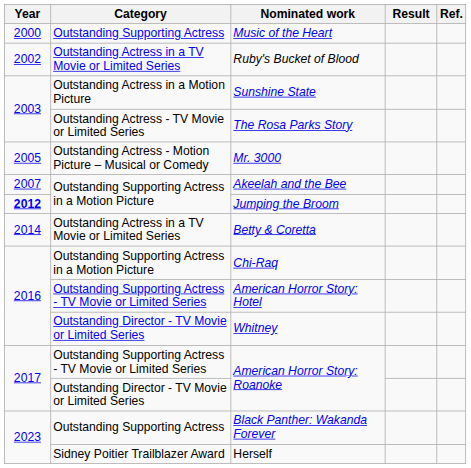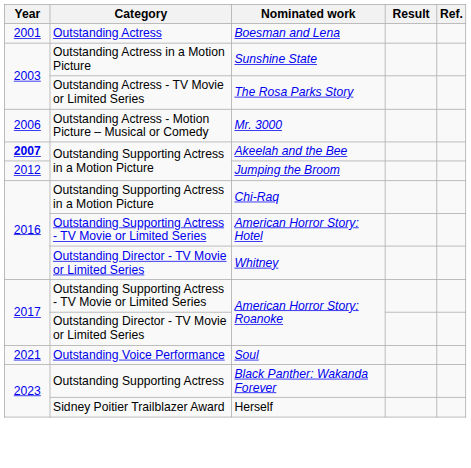- row: (139, 33)
+ row: (107, 33)
- row: (128, 59)
(27, 158) 2005 -> (27, 125) 2006
(27, 184) normal -> (27, 151) bold
(27, 203) bold -> (27, 170) normal
- row: (128, 229)
+ row: (139, 355)
